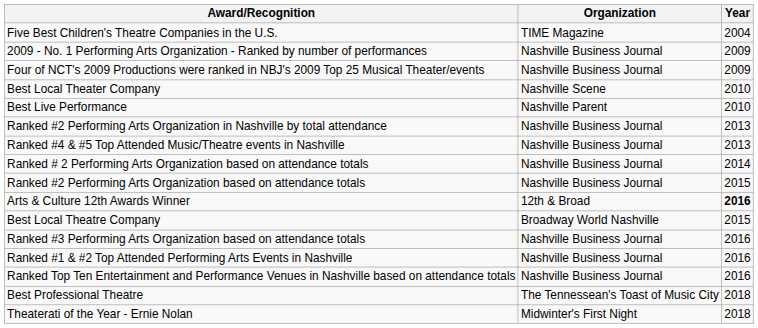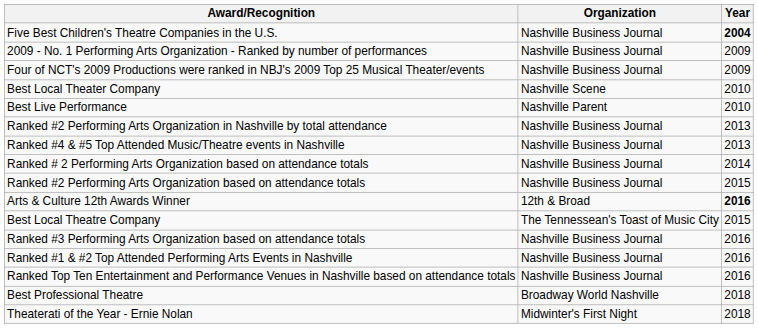(562, 32) TIME Magazine -> (592, 32) Nashville Business Journal
(737, 32) normal -> (737, 32) bold
(590, 220) Broadway World Nashville -> (620, 220) The Tennessean's Toast of Music City
(620, 295) The Tennessean's Toast of Music City -> (590, 295) Broadway World Nashville
